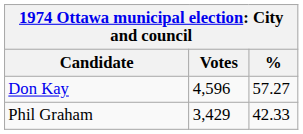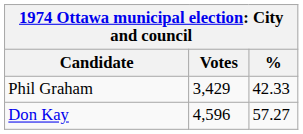rows swapped: (39, 89) <-> (51, 115)
